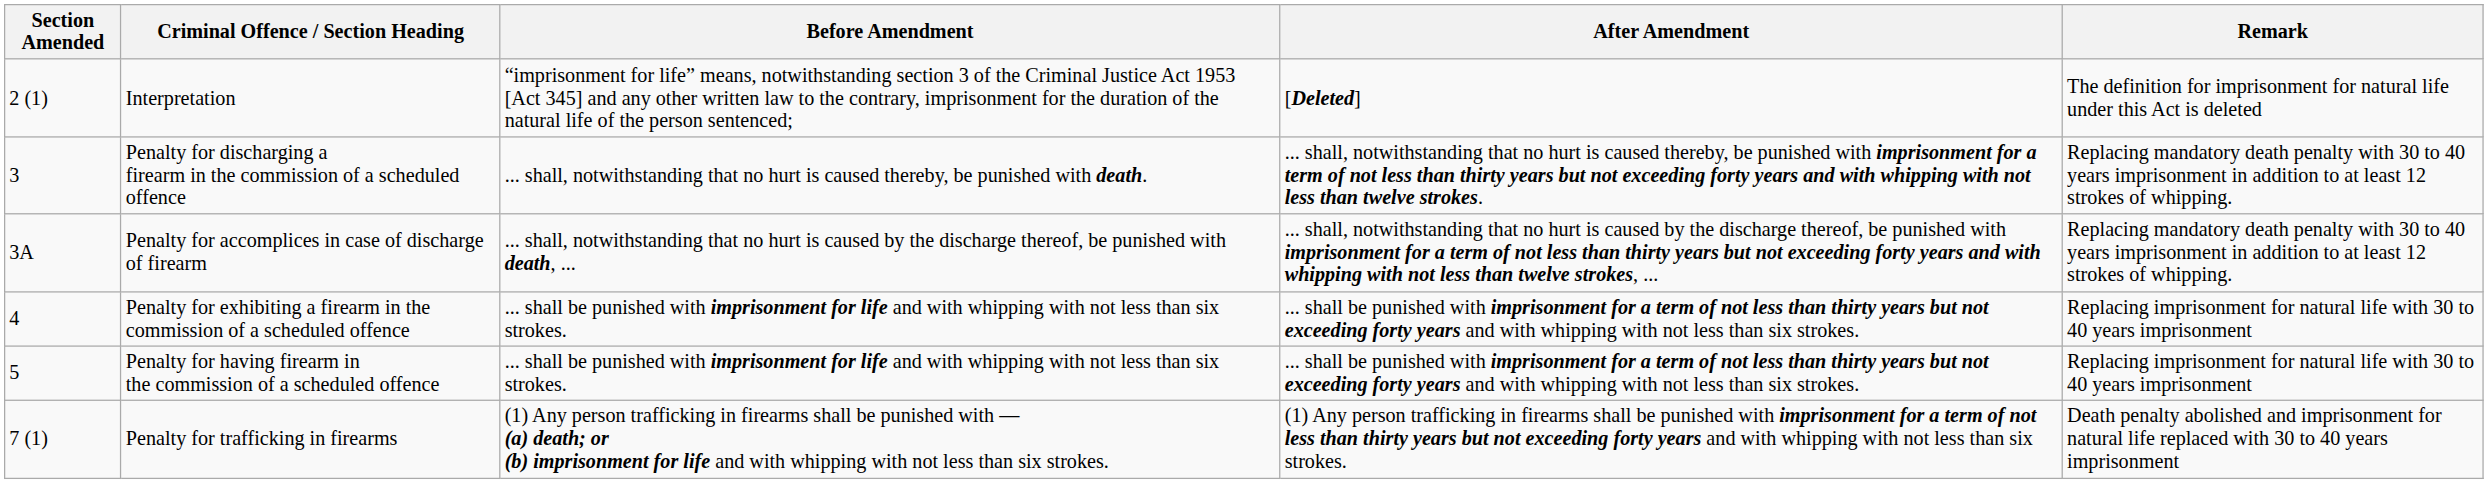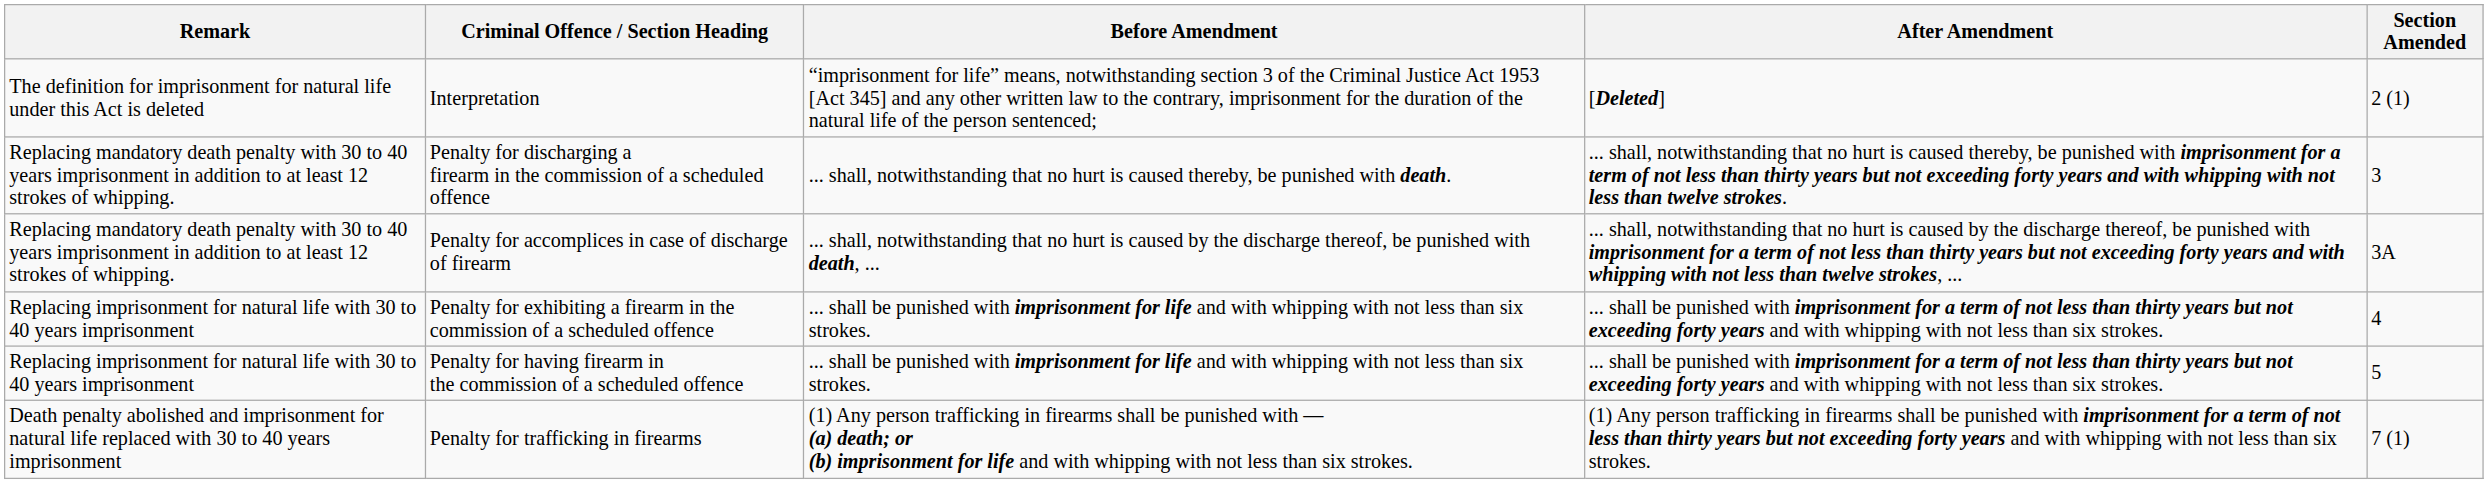columns swapped: (63, 31) <-> (2273, 31)
